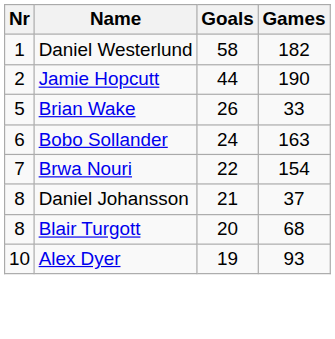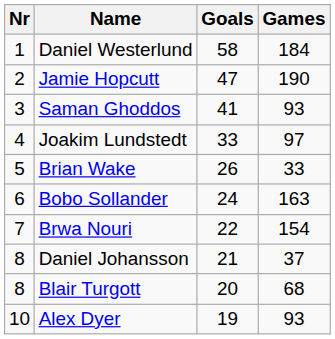(294, 49) 182 -> (294, 49) 184
(227, 79) 44 -> (227, 79) 47
+ row: (109, 109)
+ row: (113, 139)
